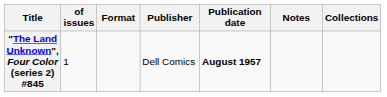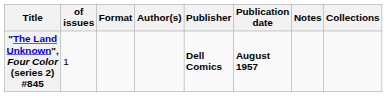+ column: (159, 17)
(169, 61) normal -> (204, 61) bold
